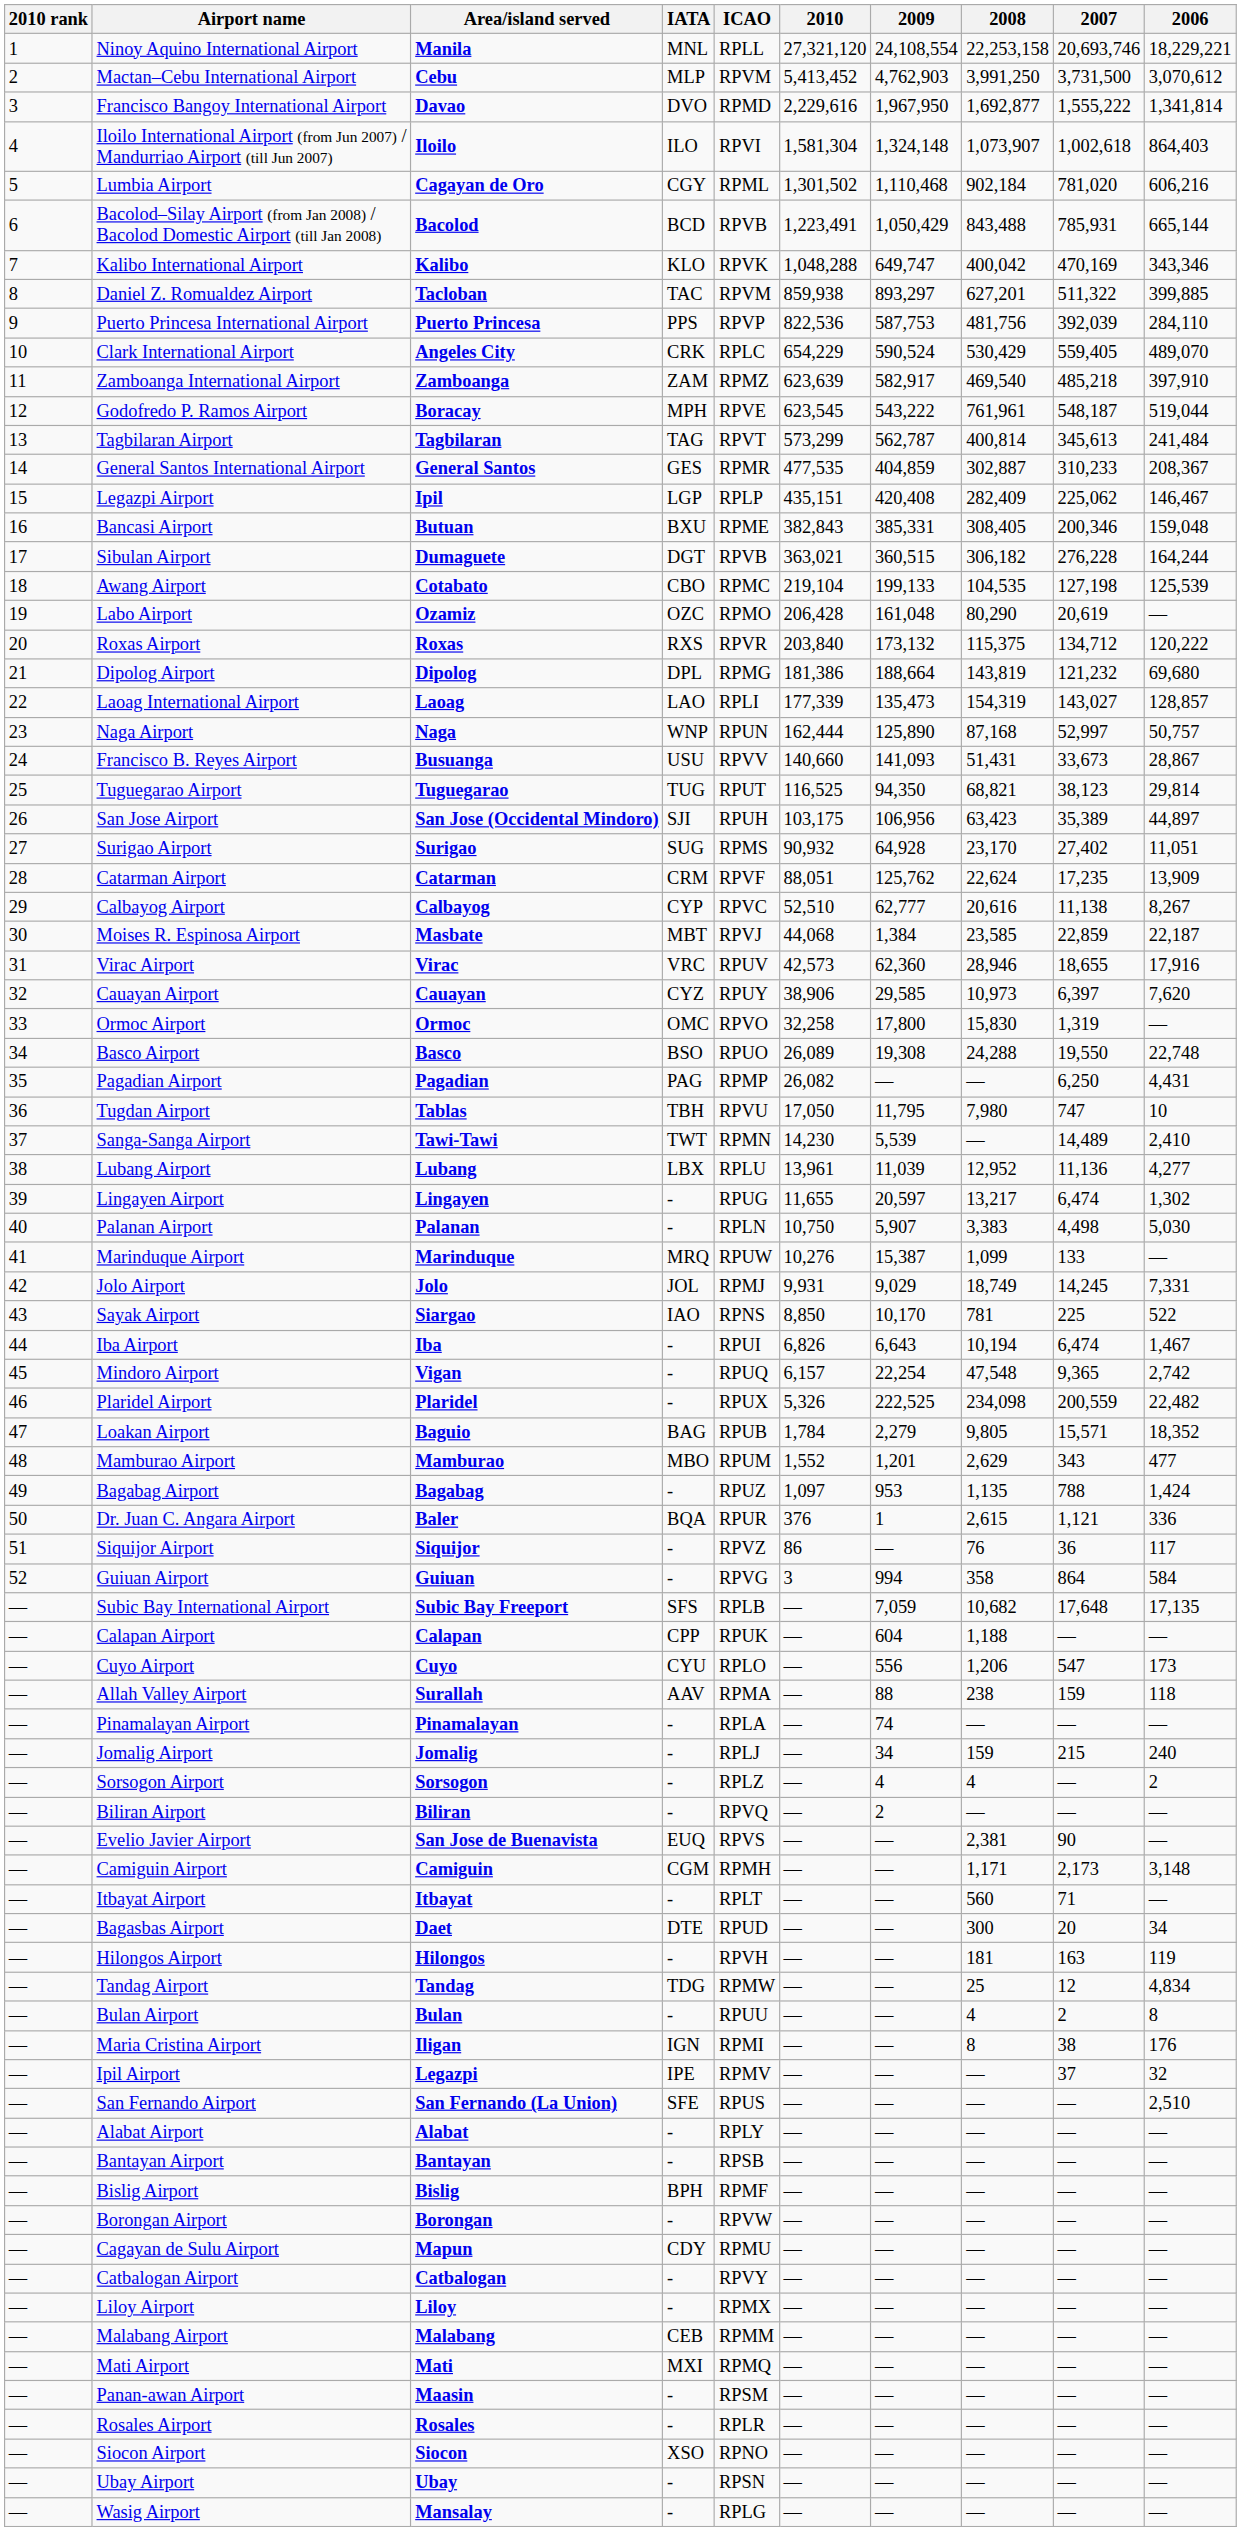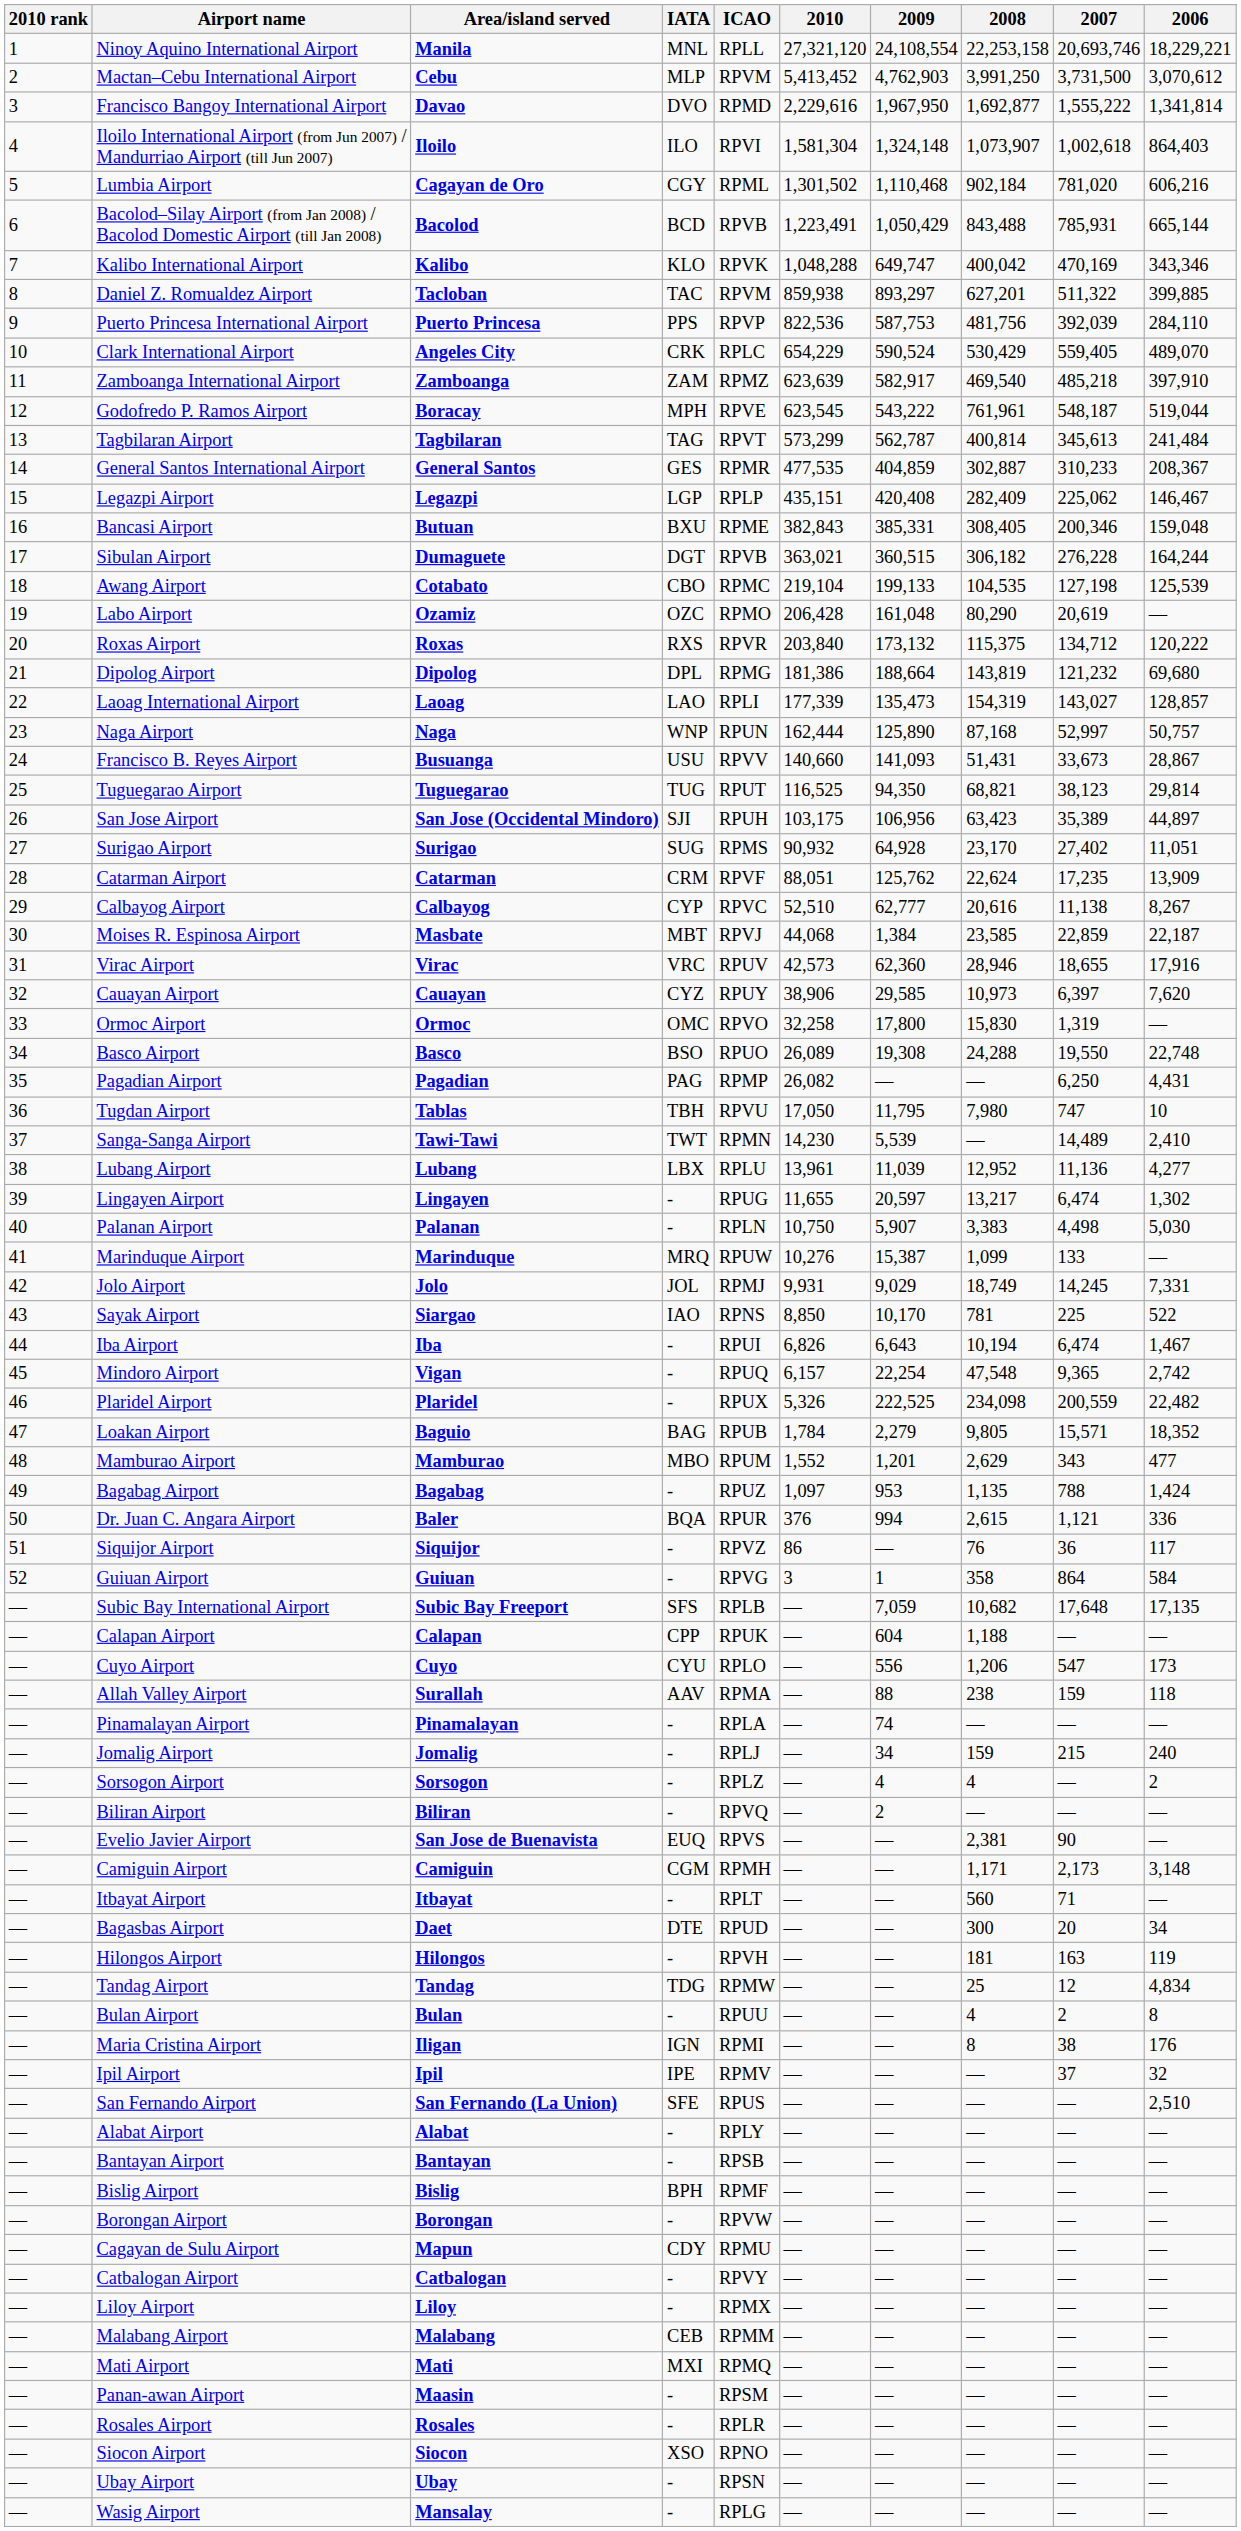(429, 498) Ipil -> (446, 498) Legazpi
(879, 1519) 1 -> (889, 1519) 994
(889, 1577) 994 -> (879, 1577) 1
(446, 2073) Legazpi -> (429, 2073) Ipil
